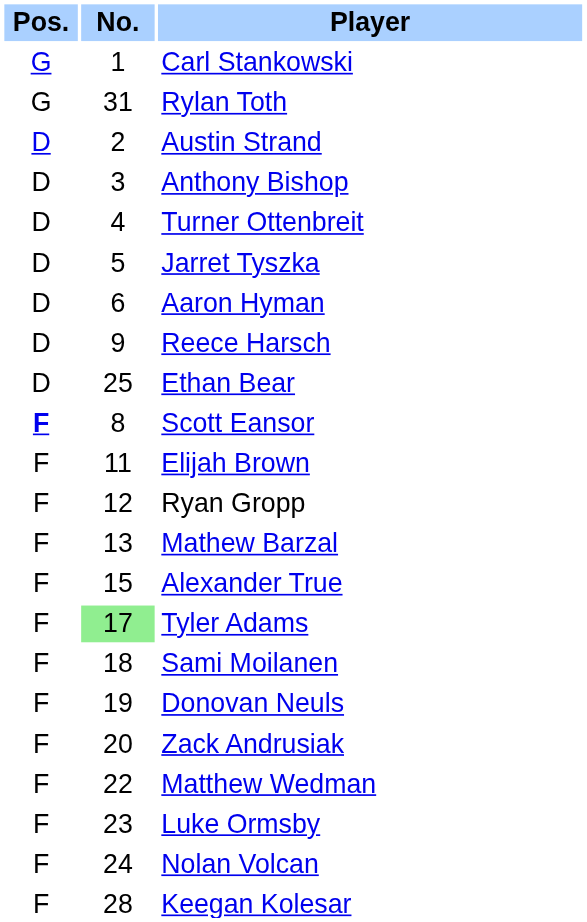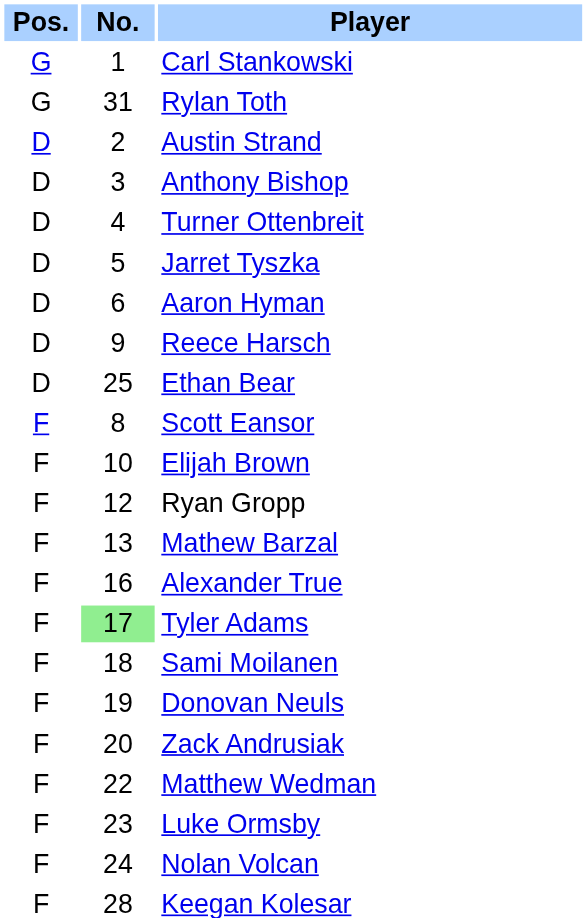(41, 423) bold -> (41, 423) normal
(118, 463) 11 -> (118, 463) 10
(118, 583) 15 -> (118, 583) 16
